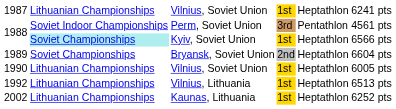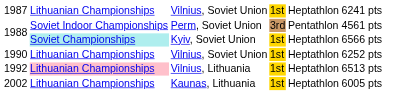- row: (16, 54)
(371, 69) 6005 pts -> (362, 54) 6252 pts
(92, 83) no background -> (92, 69) pink background
(371, 98) 6252 pts -> (362, 83) 6005 pts
